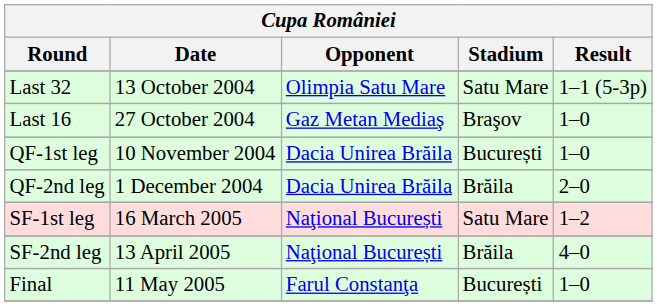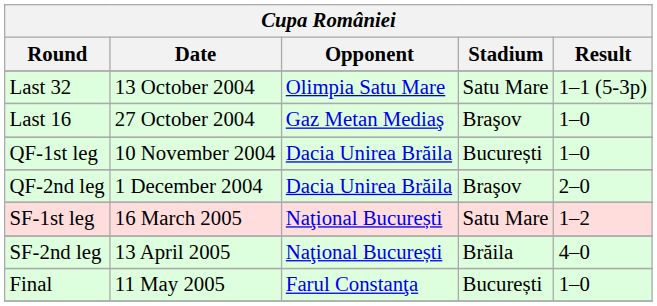(488, 185) Brăila -> (492, 185) Braşov
